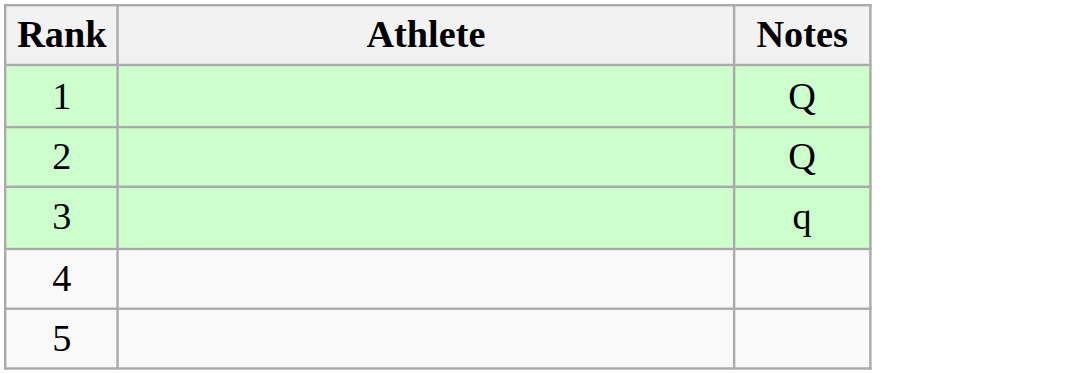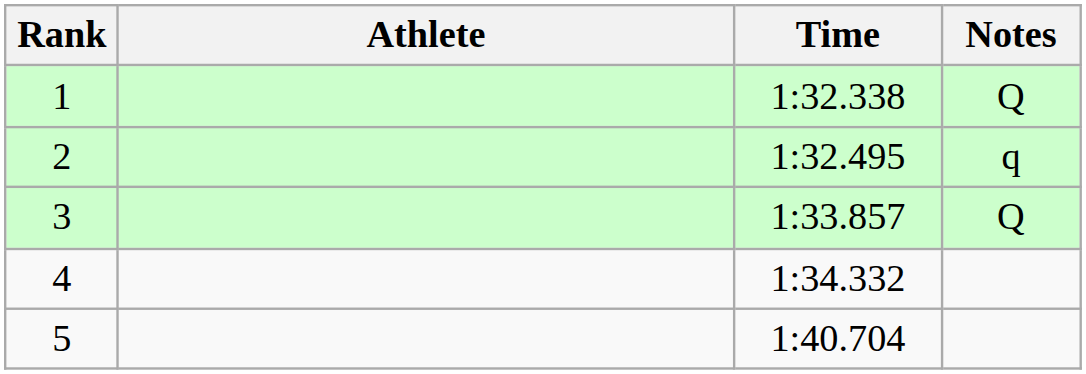+ column: (838, 34)
(802, 156) Q -> (1011, 156) q
(802, 216) q -> (1011, 216) Q
